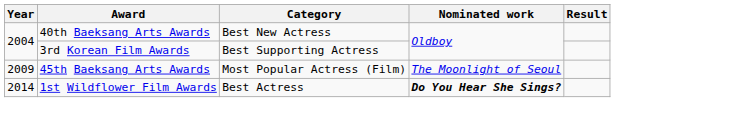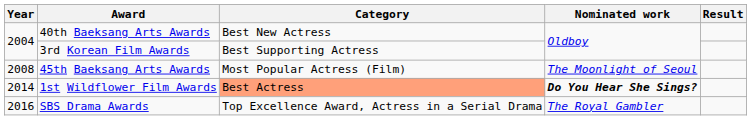(21, 69) 2009 -> (21, 69) 2008
(263, 87) no background -> (263, 87) lightsalmon background
+ row: (94, 106)
